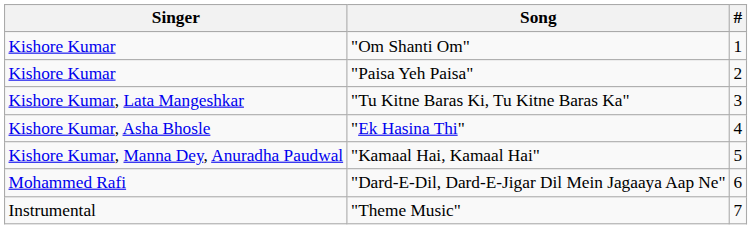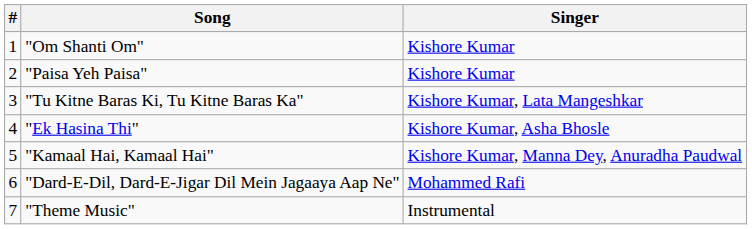columns swapped: (738, 18) <-> (176, 18)
